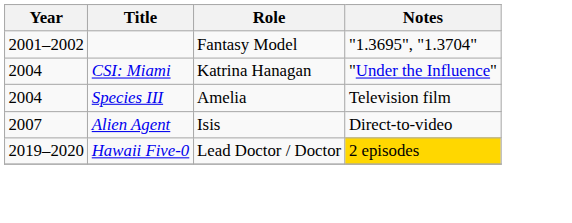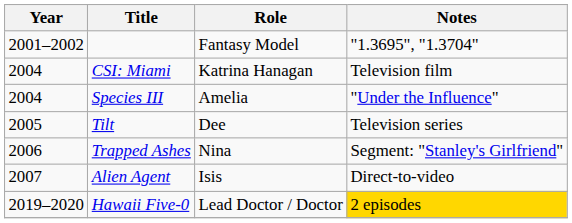(423, 71) "Under the Influence" -> (401, 71) Television film
(400, 97) Television film -> (425, 97) "Under the Influence"
+ row: (103, 124)
+ row: (141, 151)
